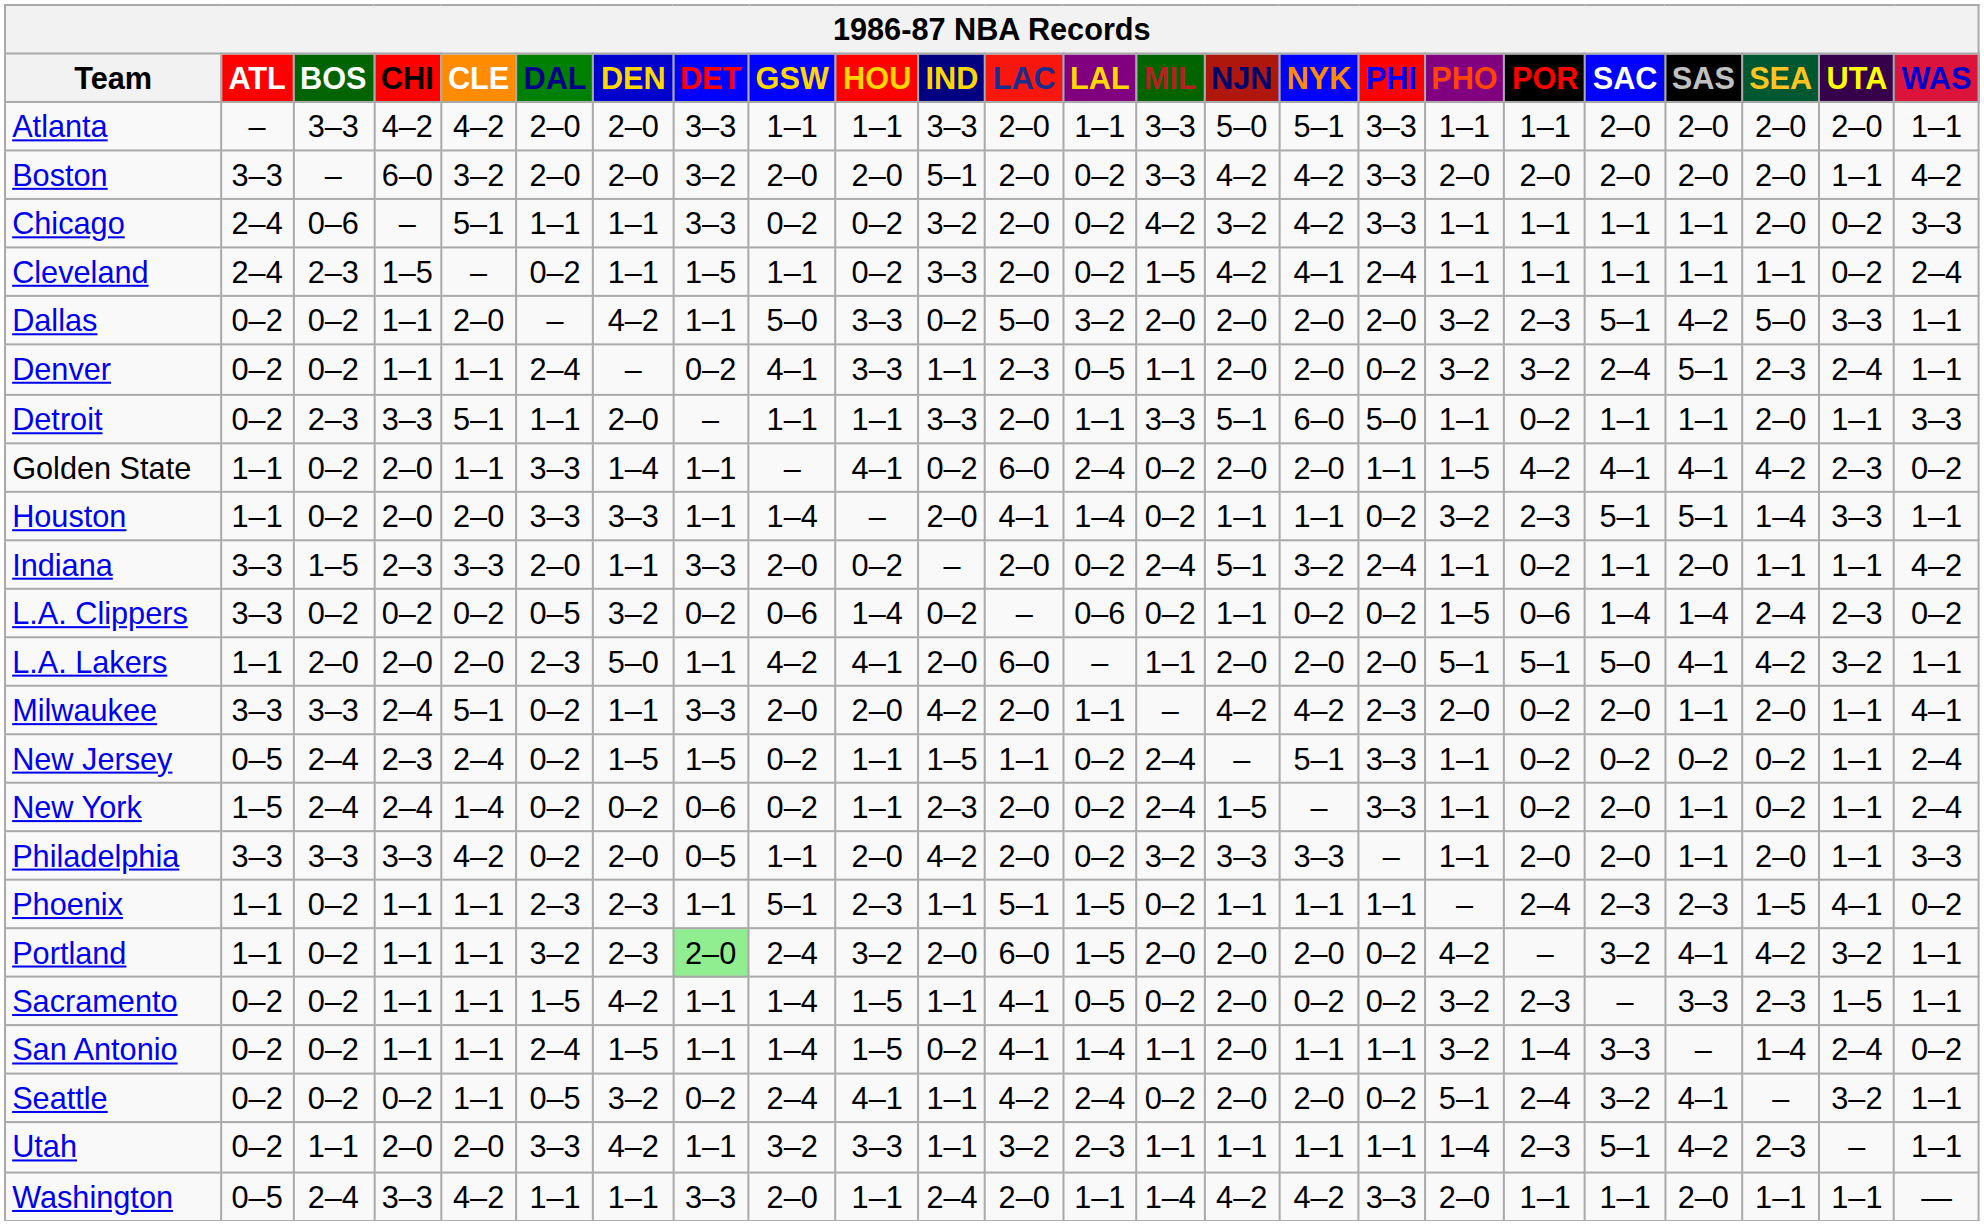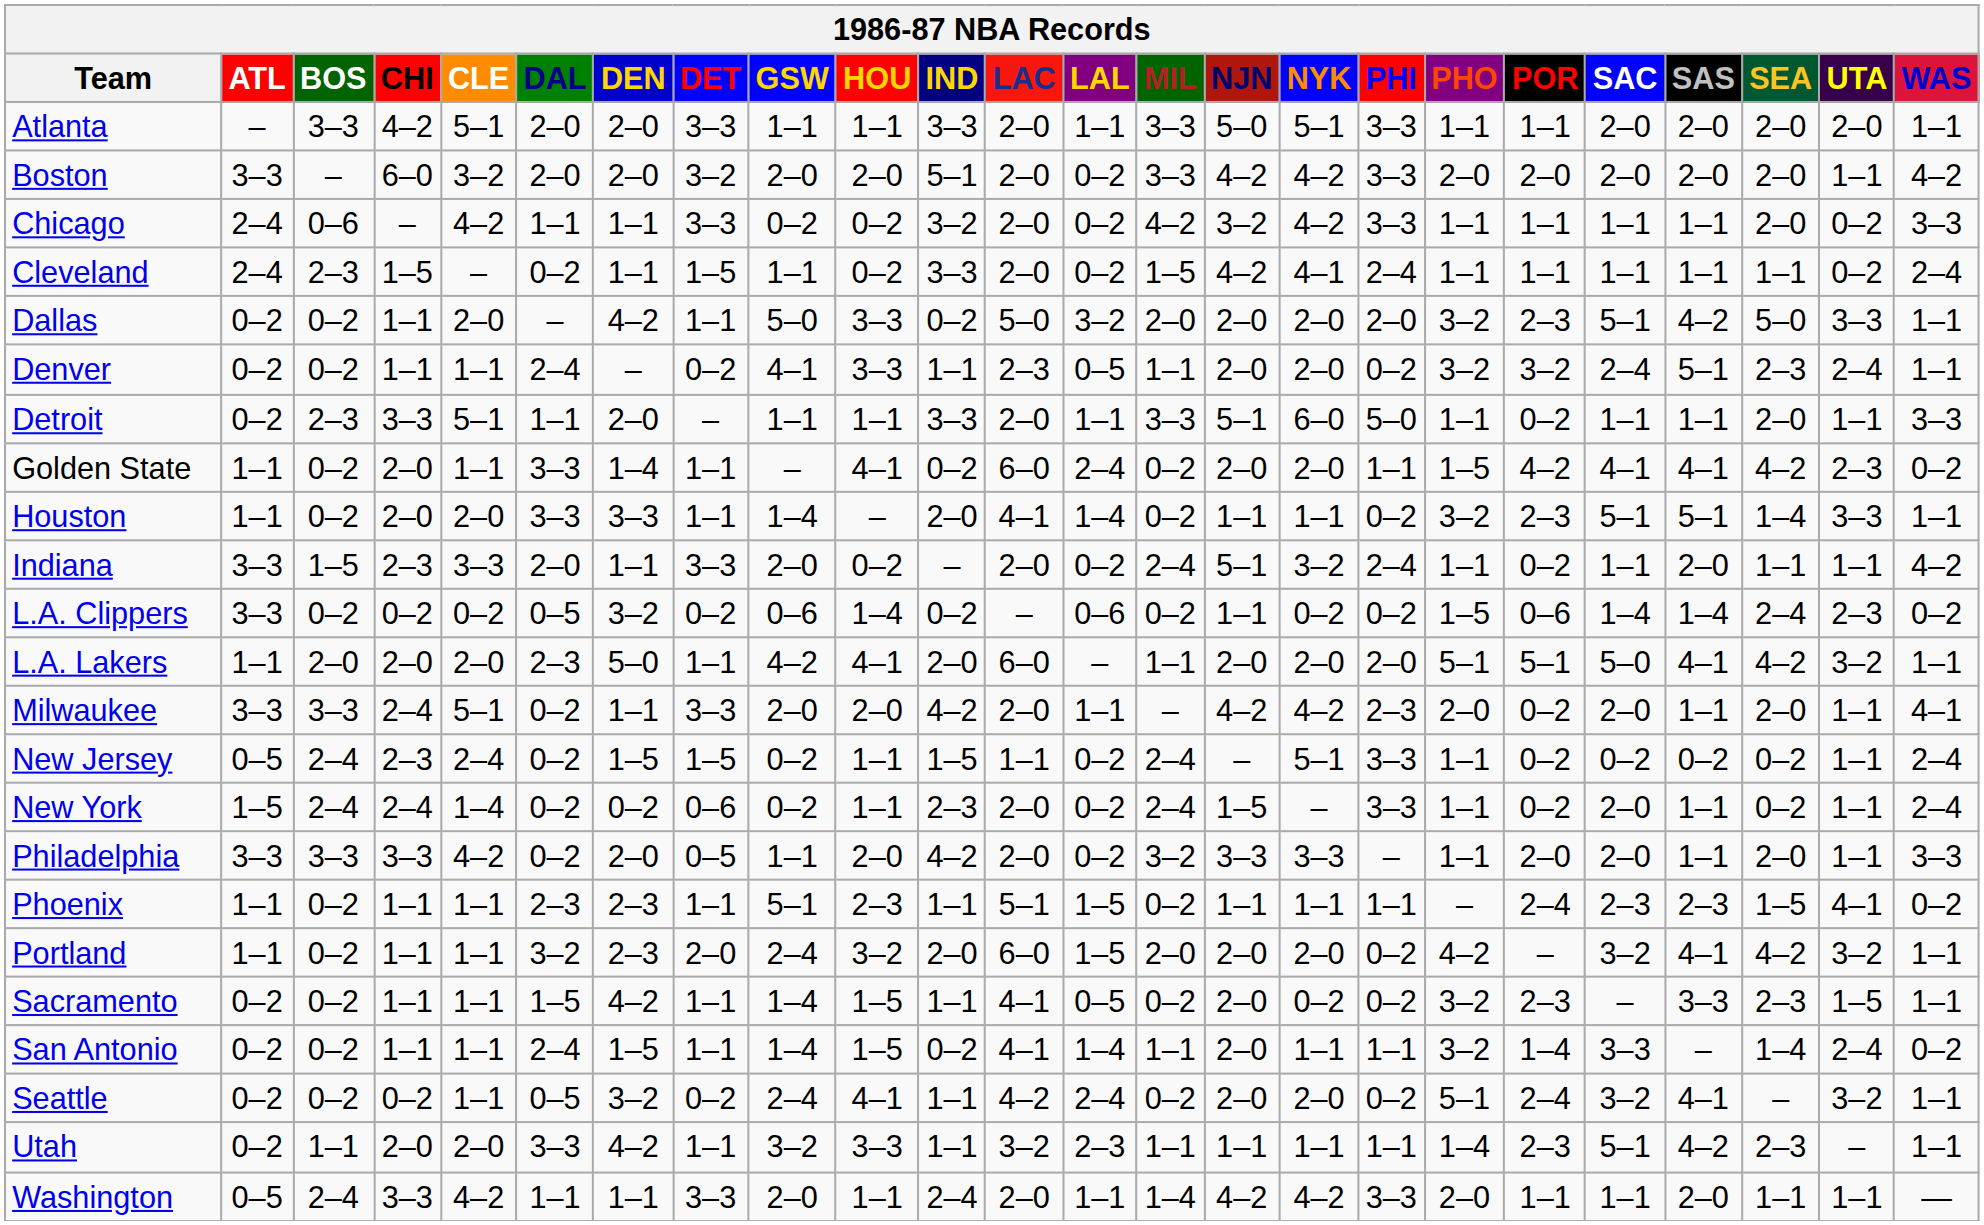(479, 127) 4–2 -> (479, 127) 5–1
(479, 224) 5–1 -> (479, 224) 4–2
(711, 953) lightgreen background -> (711, 953) no background
